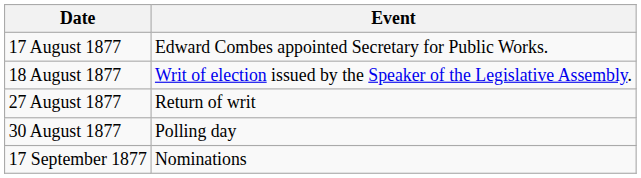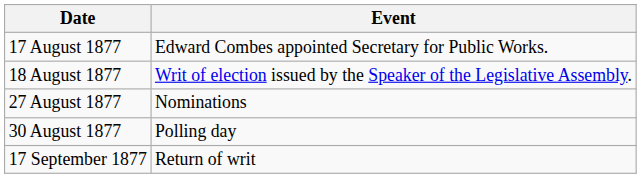(205, 103) Return of writ -> (201, 103) Nominations
(201, 159) Nominations -> (205, 159) Return of writ
